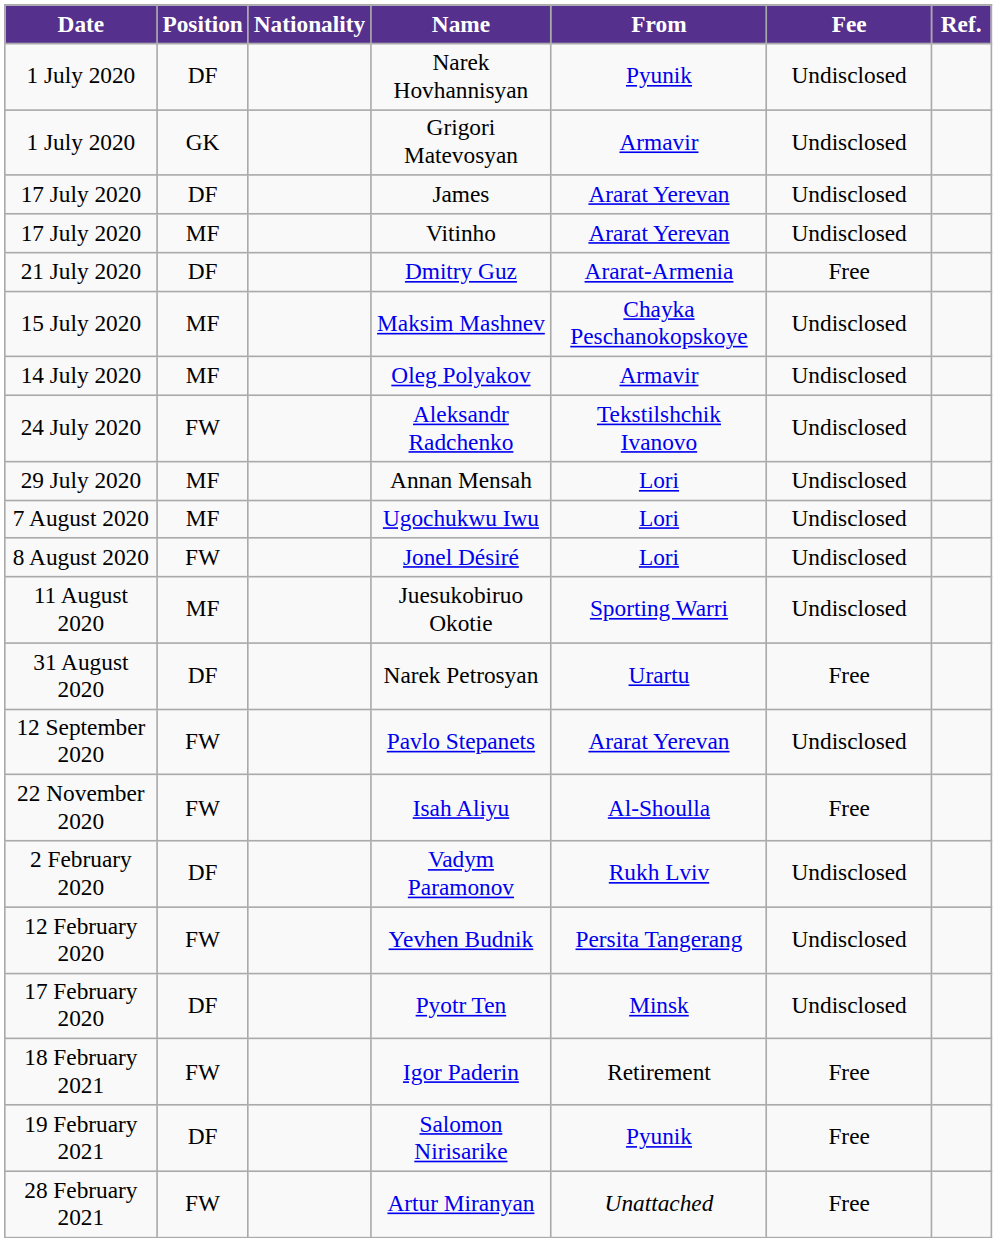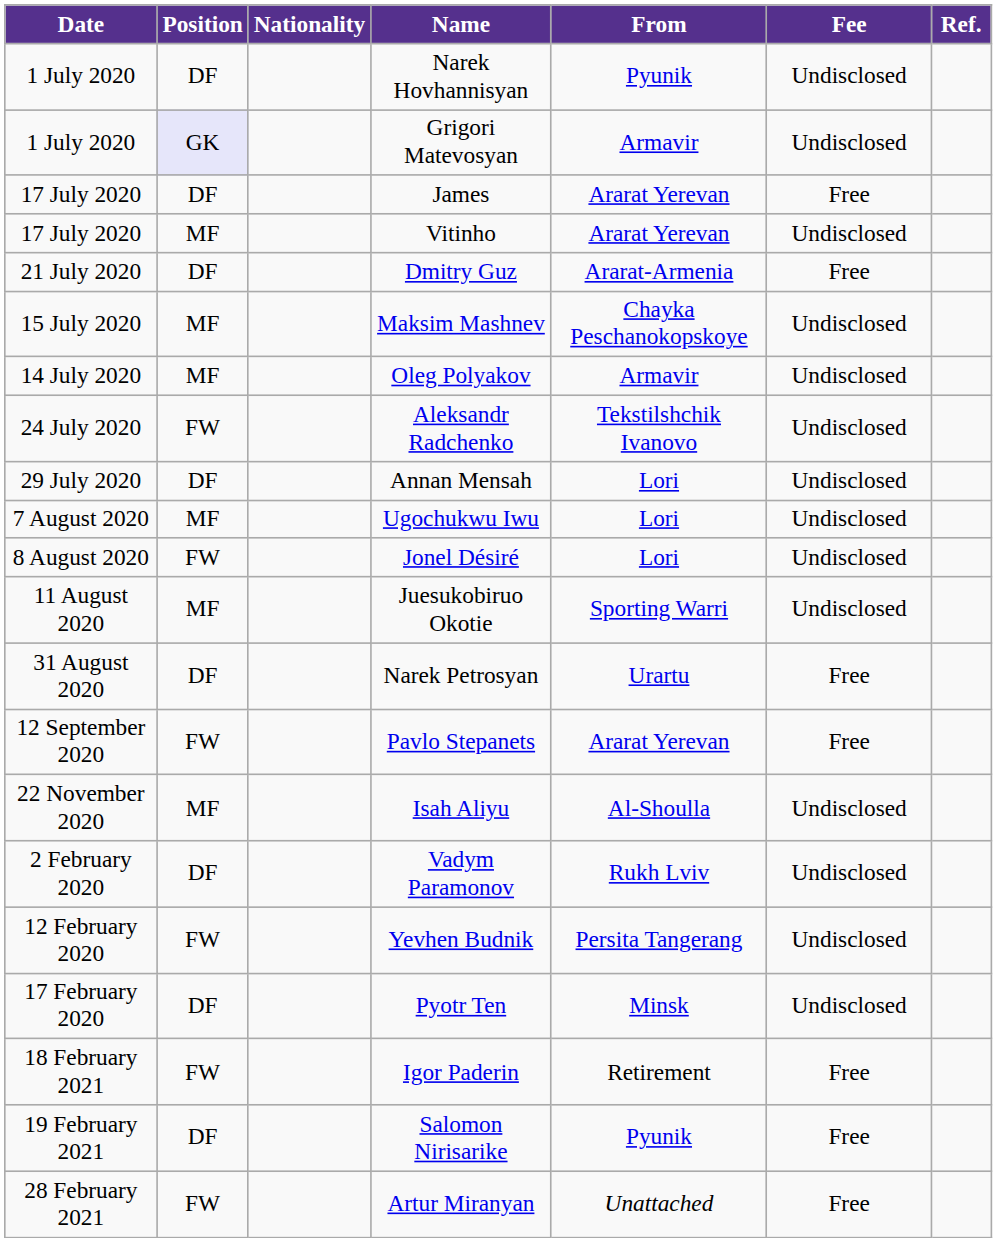(203, 142) no background -> (203, 142) lavender background
(849, 194) Undisclosed -> (849, 194) Free
(203, 480) MF -> (203, 480) DF
(849, 741) Undisclosed -> (849, 741) Free
(203, 807) FW -> (203, 807) MF
(849, 807) Free -> (849, 807) Undisclosed
